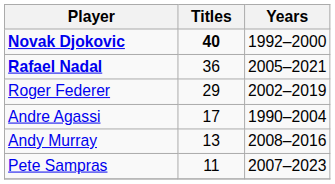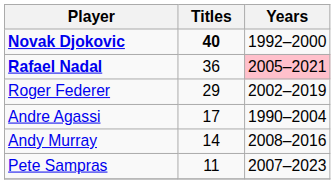(287, 66) no background -> (287, 66) pink background
(211, 141) 13 -> (211, 141) 14
